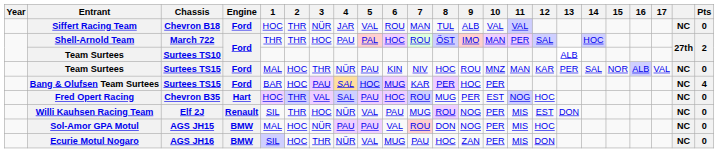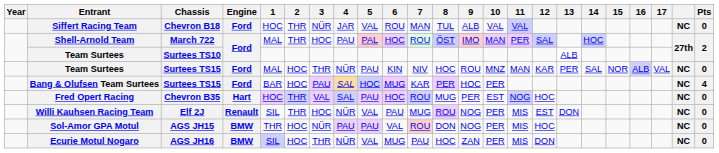(273, 41) THR -> (273, 41) MAL
(273, 127) MAL -> (273, 127) THR
